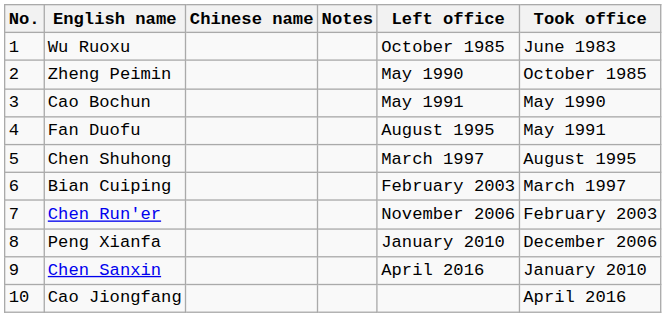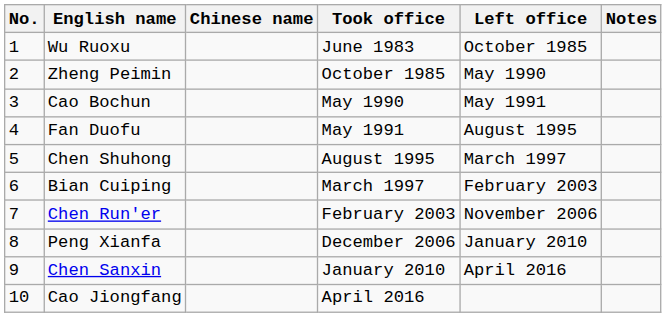columns swapped: (590, 19) <-> (347, 19)
